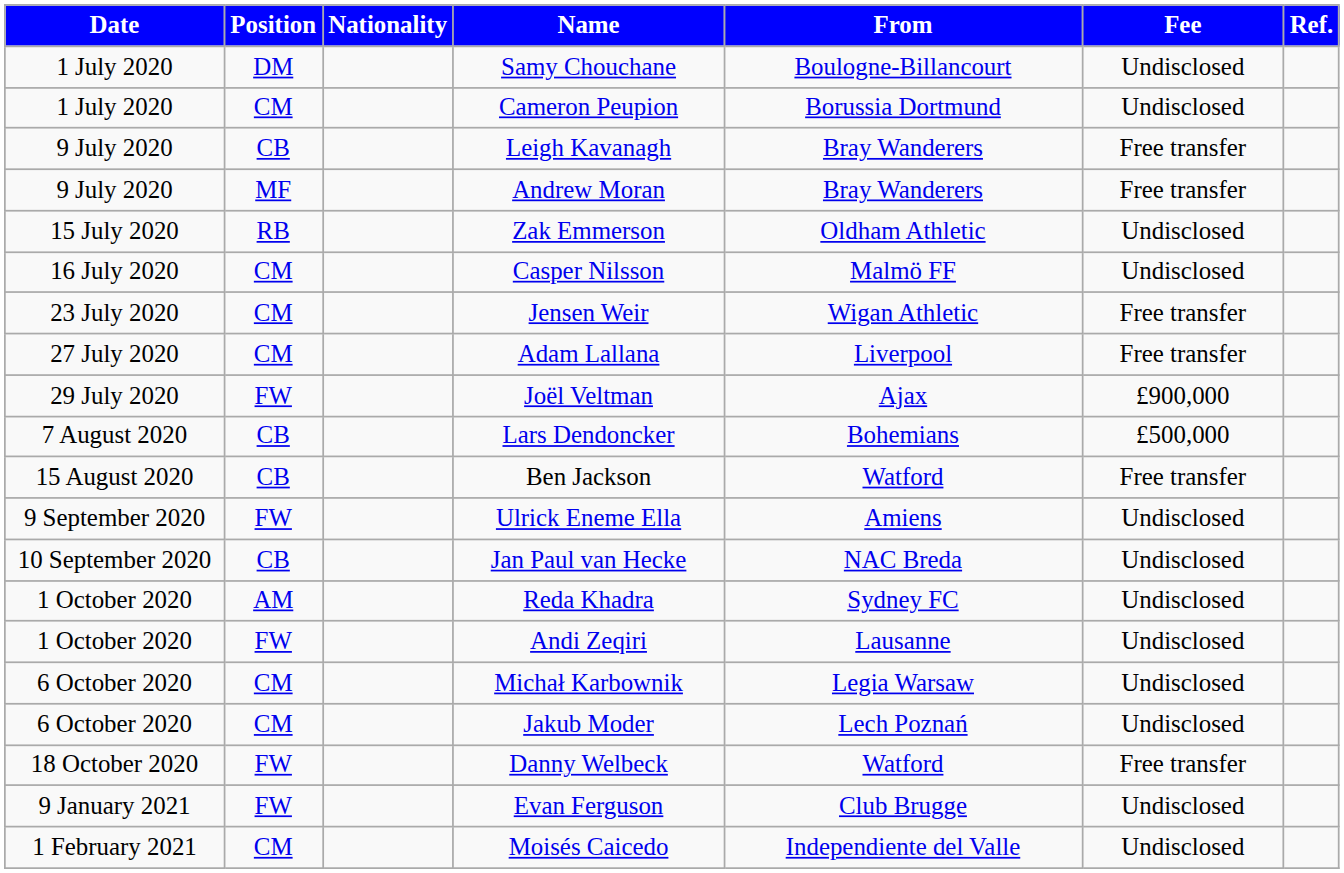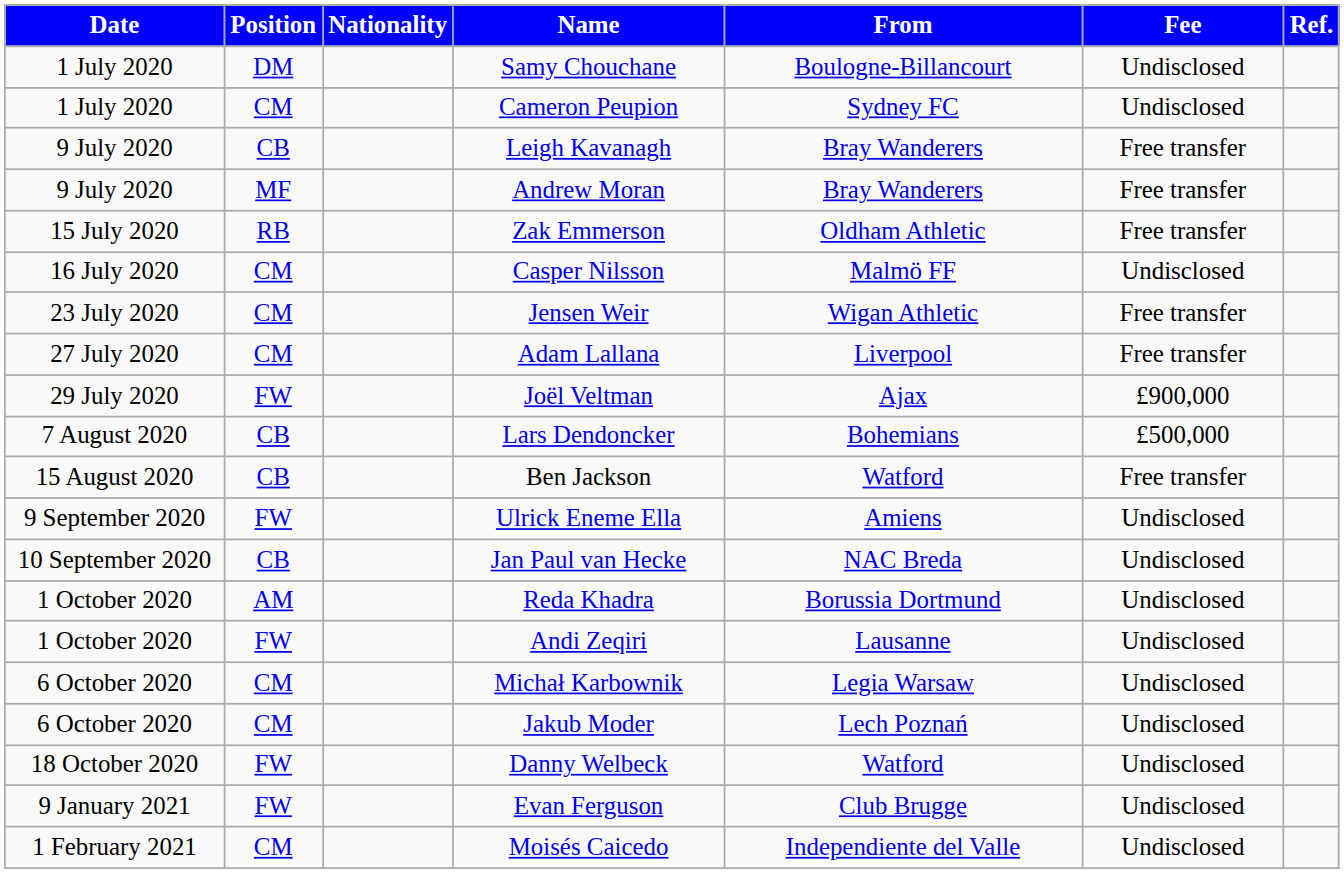(903, 107) Borussia Dortmund -> (903, 107) Sydney FC
(1183, 230) Undisclosed -> (1183, 230) Free transfer
(903, 600) Sydney FC -> (903, 600) Borussia Dortmund
(1183, 765) Free transfer -> (1183, 765) Undisclosed
